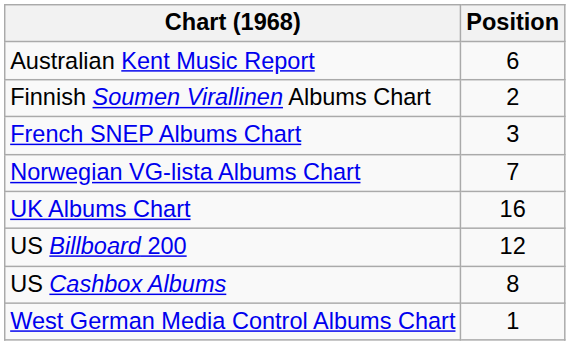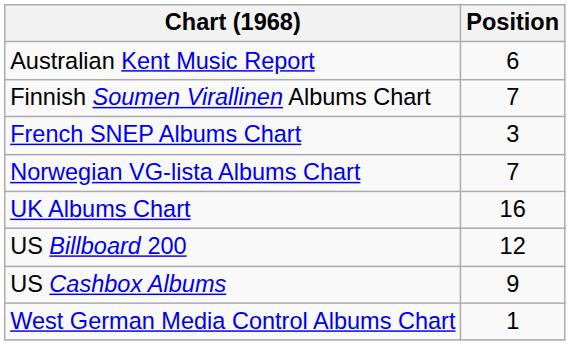(513, 97) 2 -> (513, 97) 7
(513, 284) 8 -> (513, 284) 9
